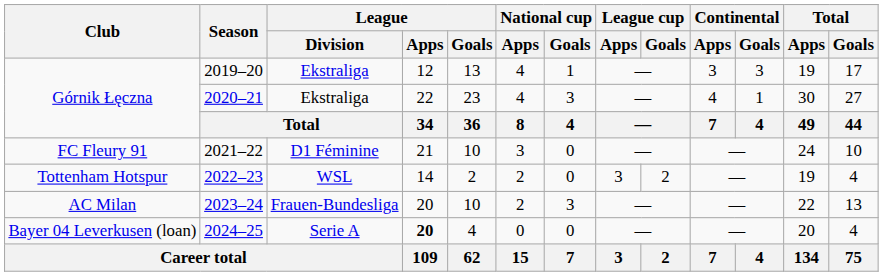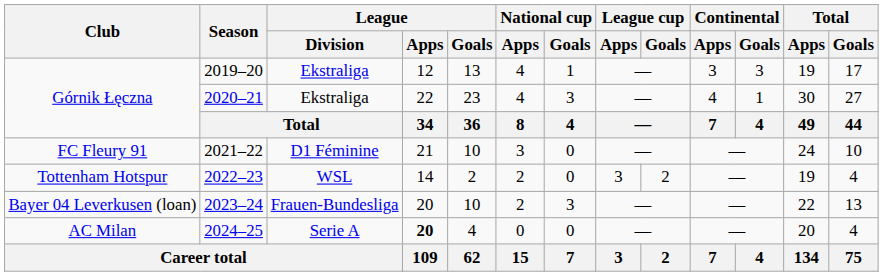(102, 204) AC Milan -> (102, 204) Bayer 04 Leverkusen (loan)
(102, 230) Bayer 04 Leverkusen (loan) -> (102, 230) AC Milan
